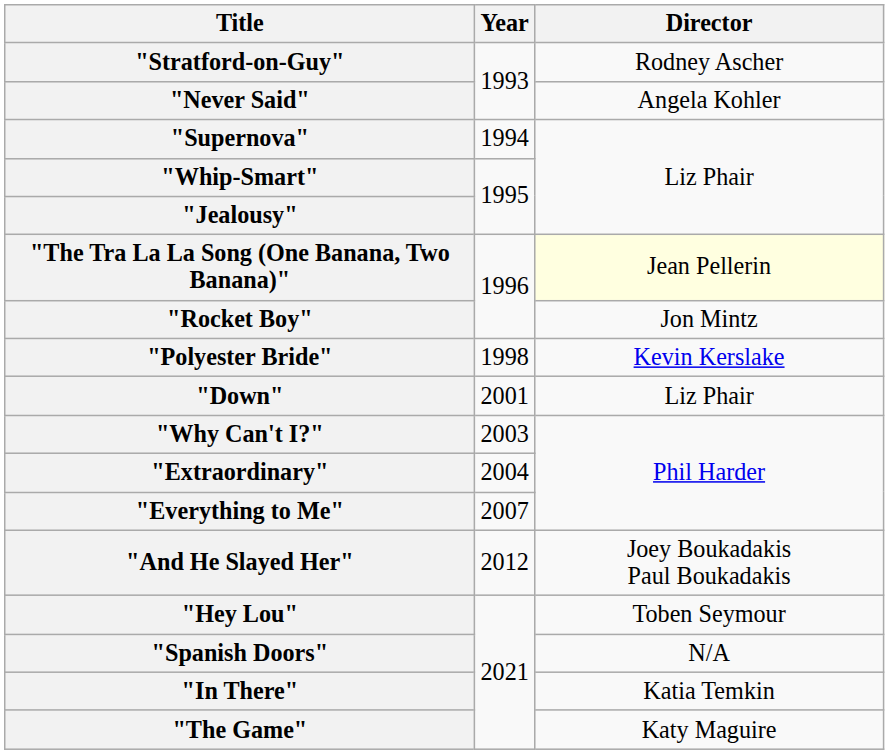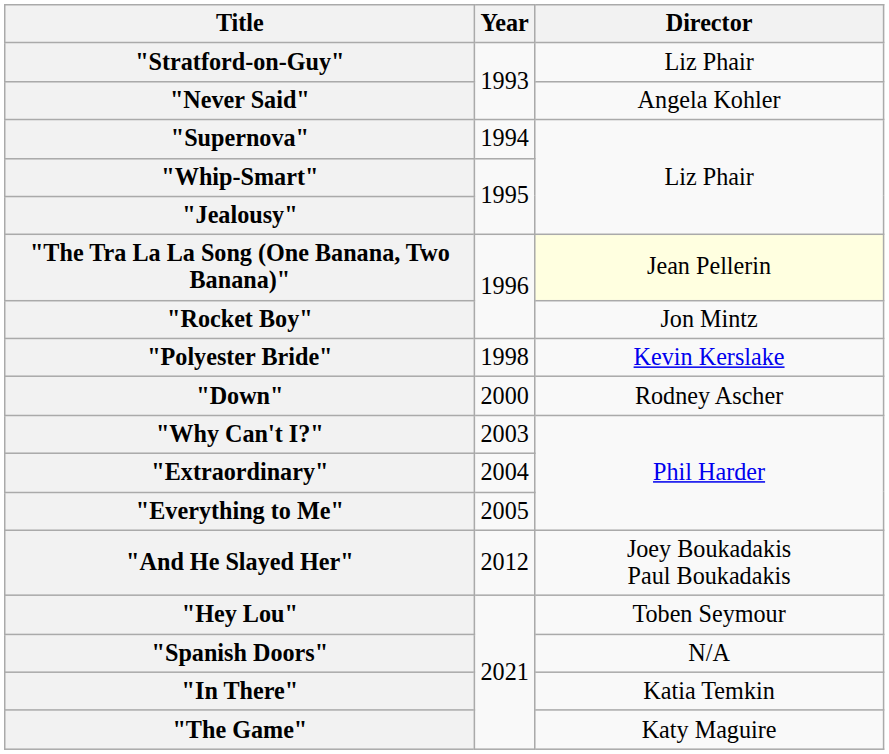(709, 61) Rodney Ascher -> (709, 61) Liz Phair
(505, 395) 2001 -> (505, 395) 2000
(709, 395) Liz Phair -> (709, 395) Rodney Ascher
(505, 510) 2007 -> (505, 510) 2005
